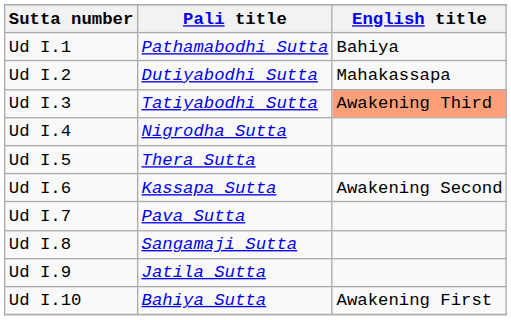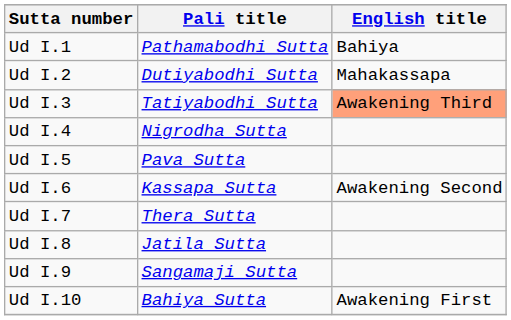(199, 160) Thera Sutta -> (193, 160) Pava Sutta
(193, 216) Pava Sutta -> (199, 216) Thera Sutta
(219, 244) Sangamaji Sutta -> (204, 244) Jatila Sutta
(204, 272) Jatila Sutta -> (219, 272) Sangamaji Sutta
